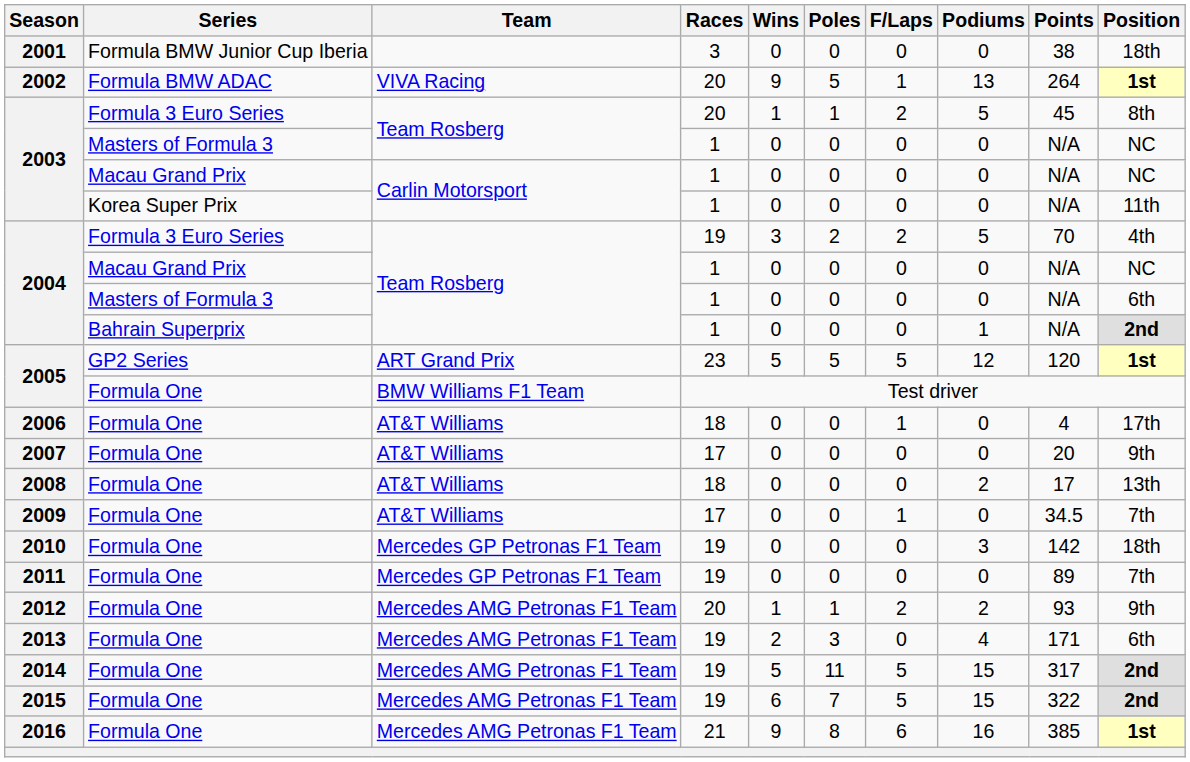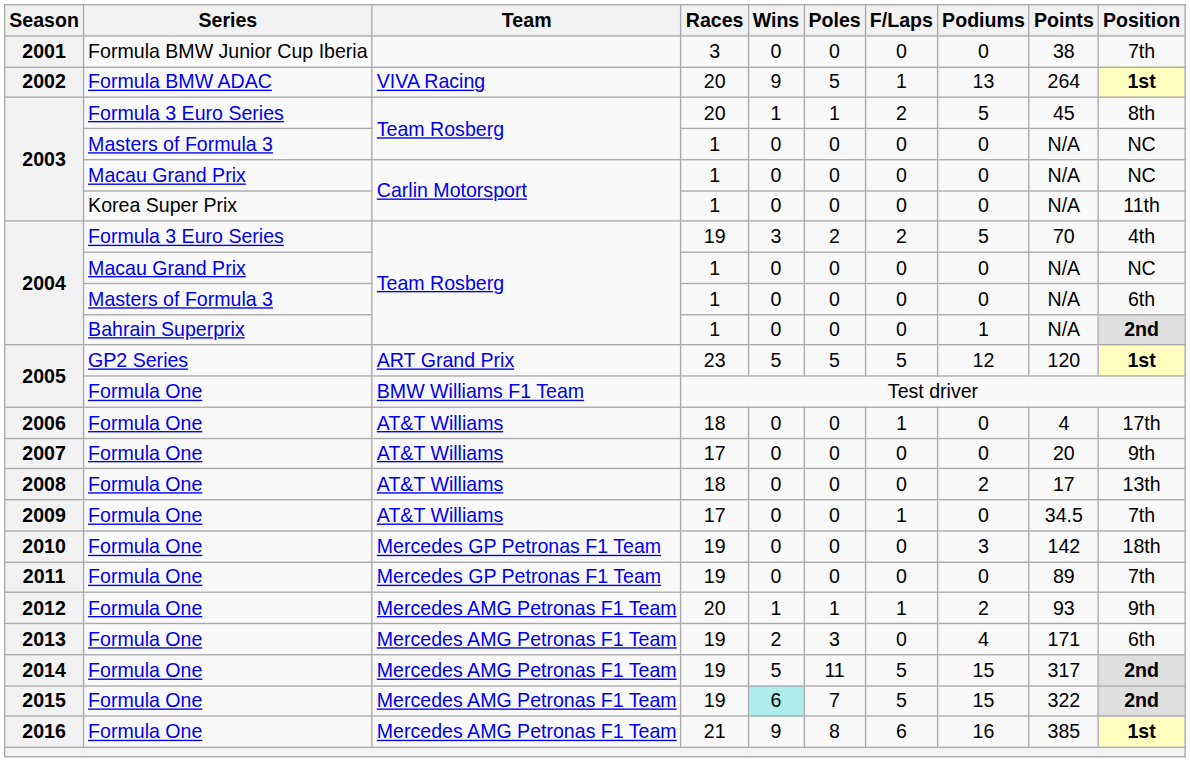(1142, 51) 18th -> (1142, 51) 7th
(901, 608) 2 -> (901, 608) 1
(776, 701) no background -> (776, 701) paleturquoise background
